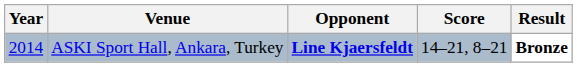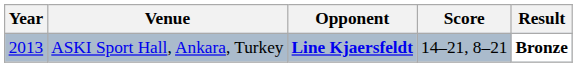(26, 47) 2014 -> (26, 47) 2013
